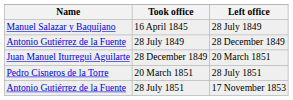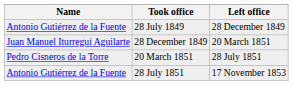- row: (161, 27)
